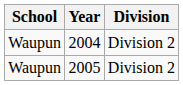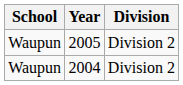rows swapped: (84, 42) <-> (84, 67)
